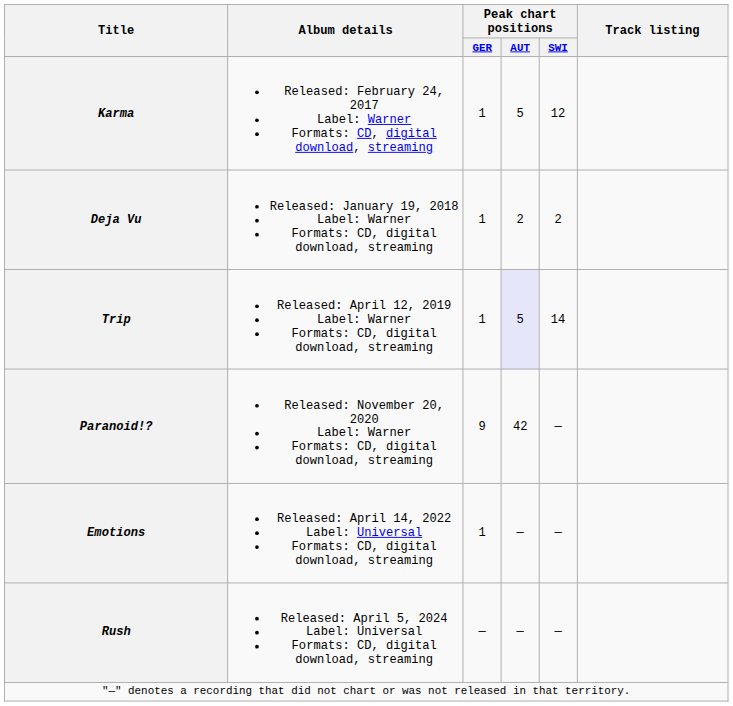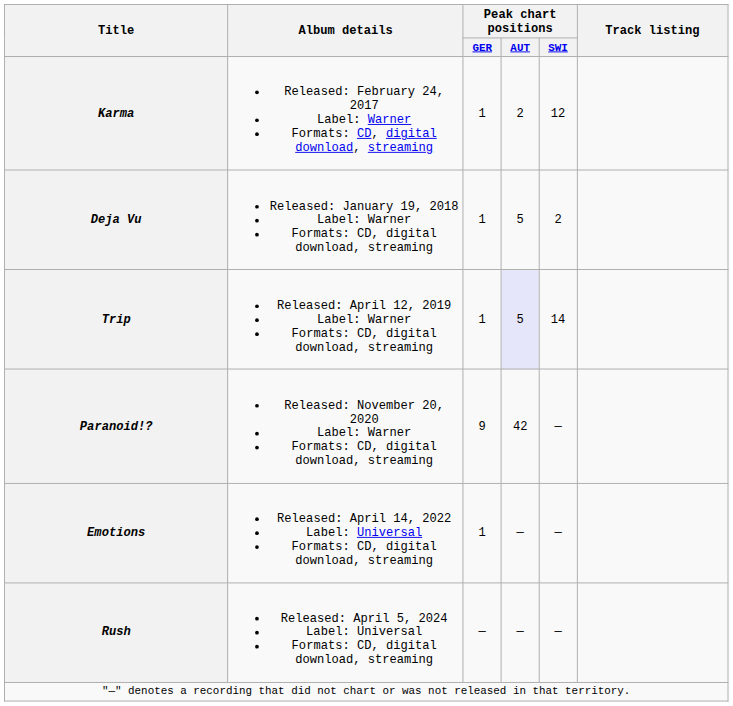(520, 113) 5 -> (520, 113) 2
(520, 220) 2 -> (520, 220) 5
